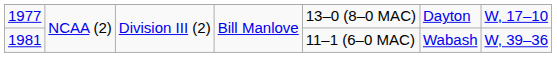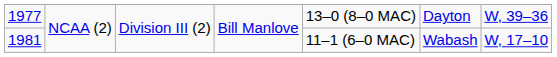(516, 16) W, 17–10 -> (516, 16) W, 39–36
(516, 40) W, 39–36 -> (516, 40) W, 17–10
